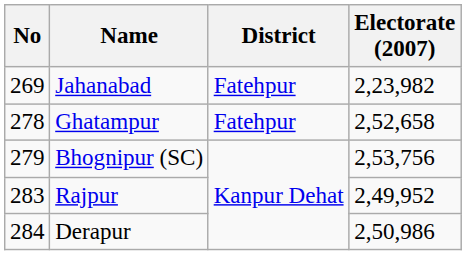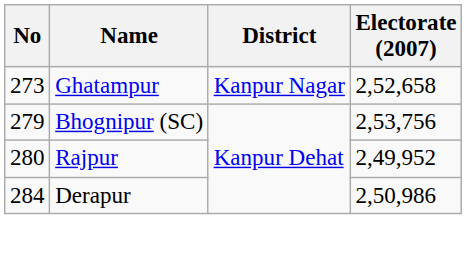- row: (103, 85)
(27, 121) 278 -> (27, 85) 273
(255, 121) Fatehpur -> (279, 85) Kanpur Nagar
(27, 194) 283 -> (27, 158) 280
